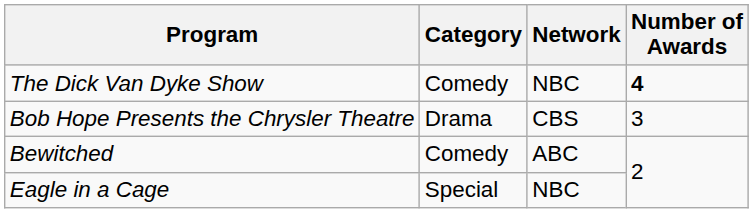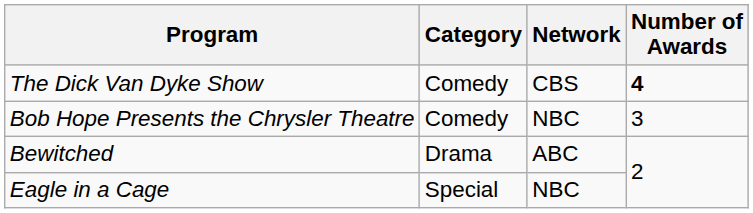(556, 82) NBC -> (555, 82) CBS
(458, 118) Drama -> (467, 118) Comedy
(555, 118) CBS -> (556, 118) NBC
(467, 154) Comedy -> (458, 154) Drama
